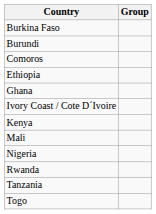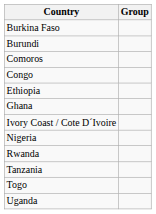+ row: (20, 75)
- row: (20, 122)
- row: (16, 138)
+ row: (22, 201)
